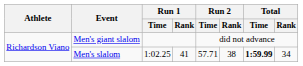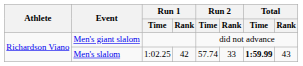(184, 54) 41 -> (184, 54) 42
(208, 54) 57.71 -> (208, 54) 57.74
(232, 54) 38 -> (232, 54) 33
(286, 54) 34 -> (286, 54) 43
